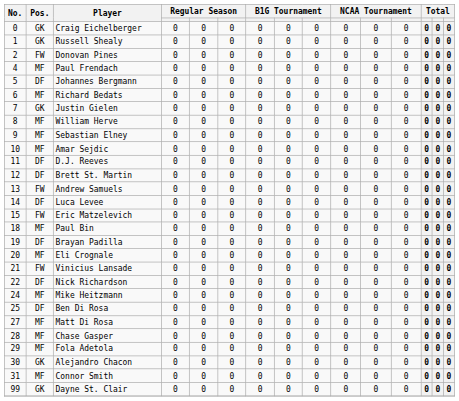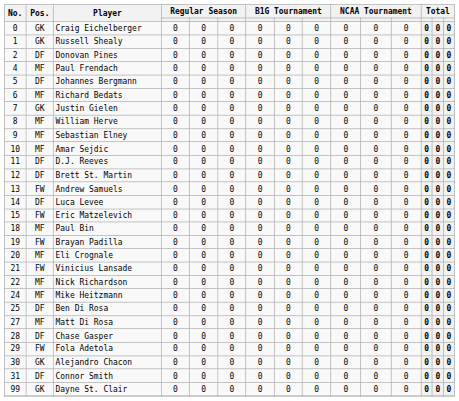(40, 55) FW -> (40, 55) DF
(40, 242) DF -> (40, 242) FW
(40, 282) DF -> (40, 282) MF
(40, 335) MF -> (40, 335) DF
(40, 349) MF -> (40, 349) FW
(40, 375) MF -> (40, 375) DF
